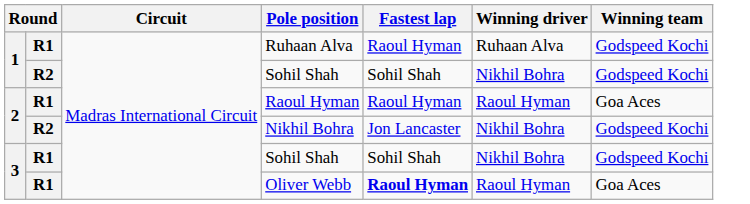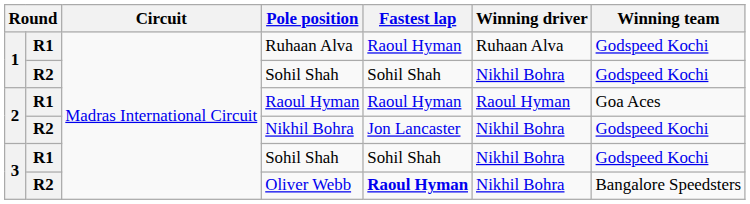(43, 184) R1 -> (43, 184) R2
(523, 184) Raoul Hyman -> (520, 184) Nikhil Bohra
(628, 184) Goa Aces -> (668, 184) Bangalore Speedsters
